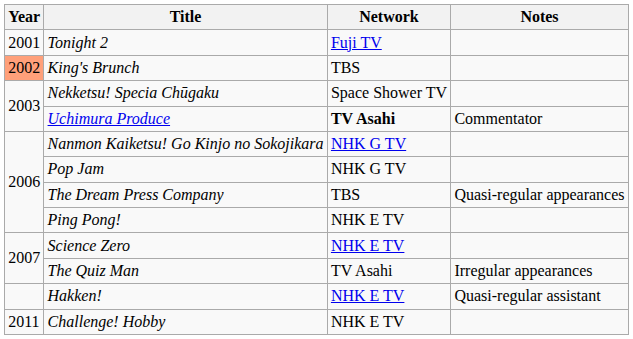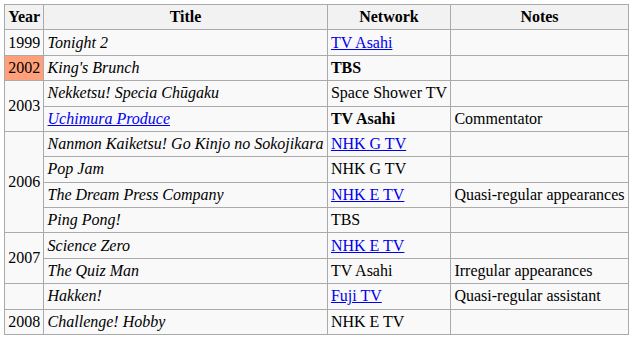(24, 42) 2001 -> (24, 42) 1999
(356, 42) Fuji TV -> (362, 42) TV Asahi
(346, 67) normal -> (346, 67) bold
(346, 194) TBS -> (368, 194) NHK E TV
(368, 220) NHK E TV -> (346, 220) TBS
(368, 296) NHK E TV -> (356, 296) Fuji TV
(24, 321) 2011 -> (24, 321) 2008
